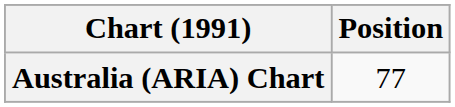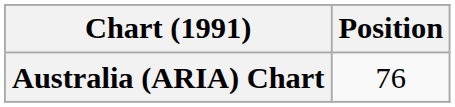(391, 76) 77 -> (391, 76) 76
